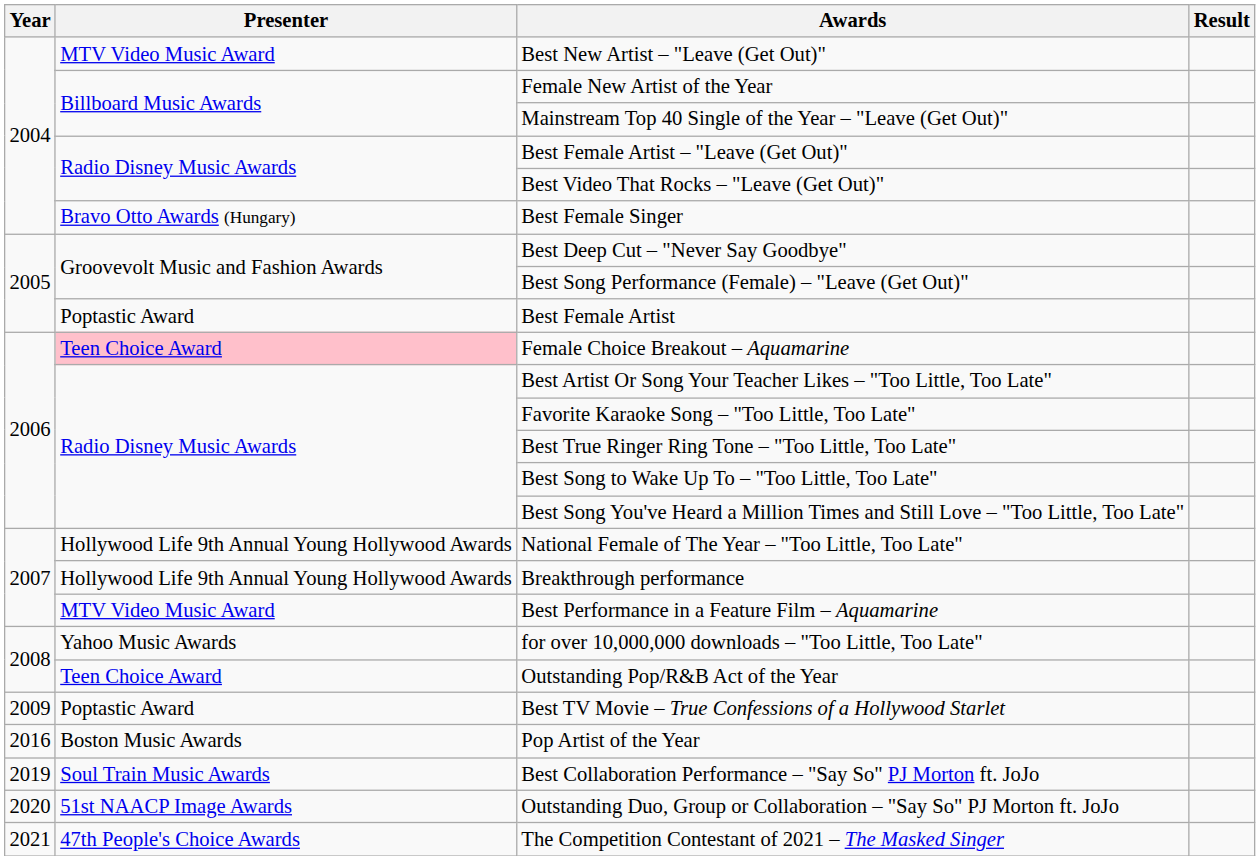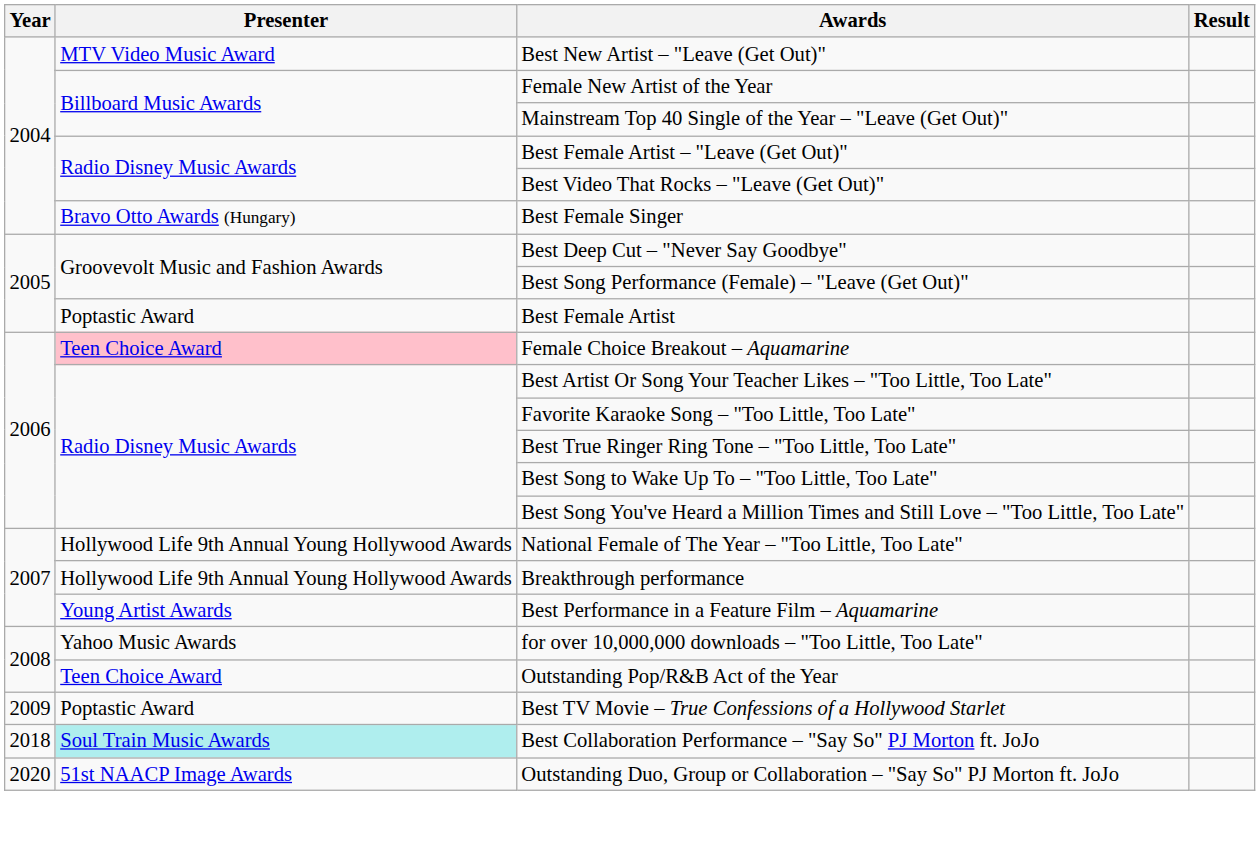(167, 610) MTV Video Music Award -> (146, 610) Young Artist Awards
- row: (610, 741)
(30, 773) 2019 -> (30, 741) 2018
(165, 773) no background -> (165, 741) paleturquoise background
- row: (763, 839)
